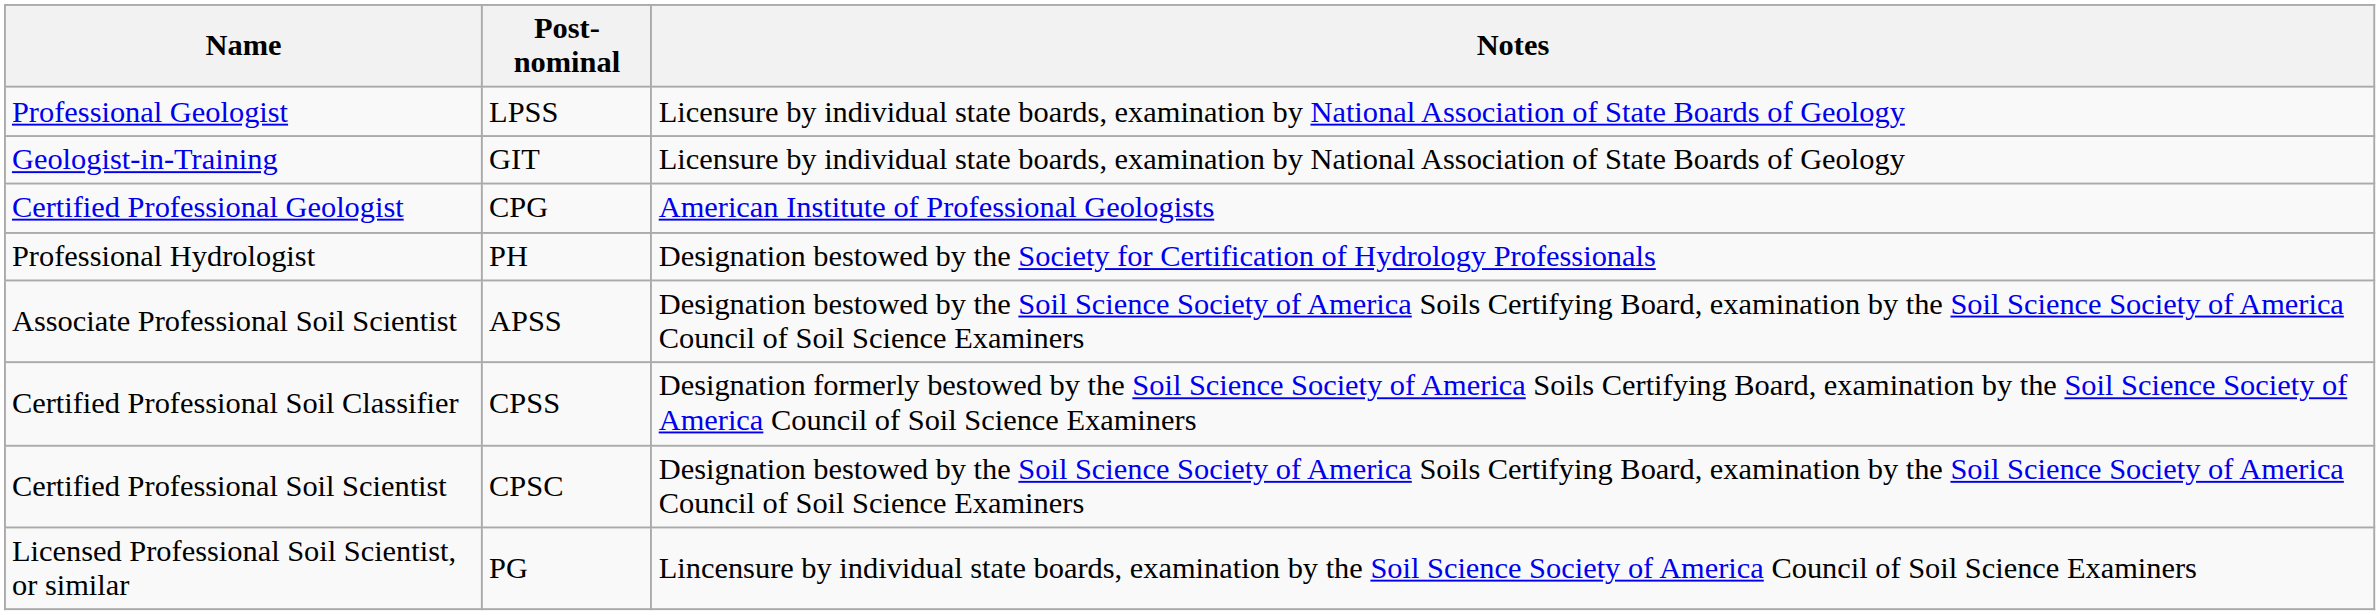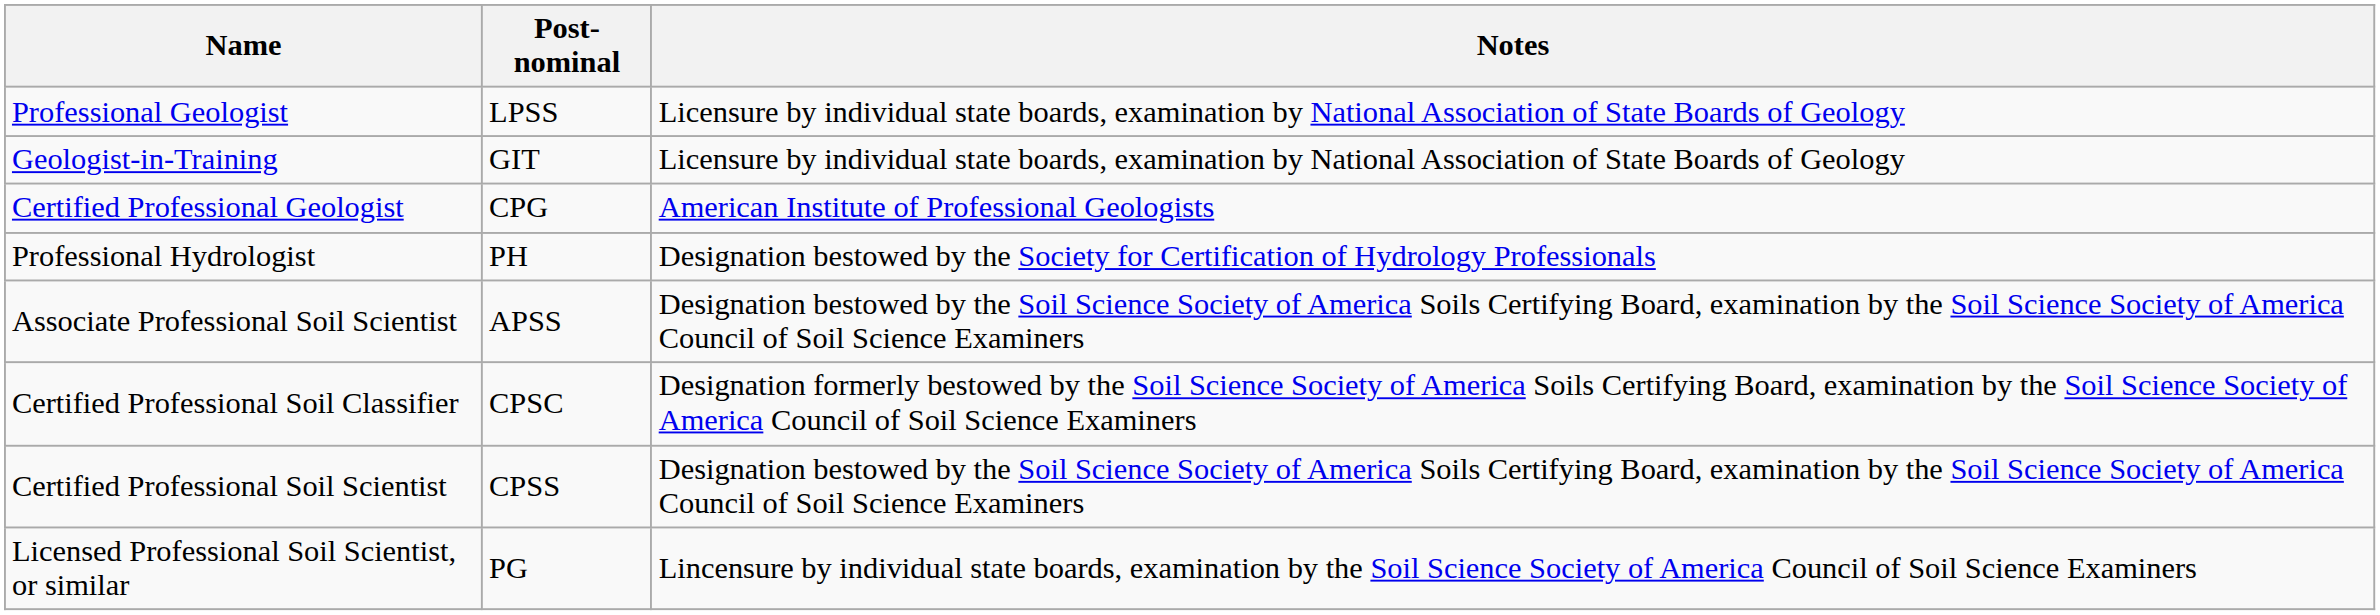(525, 403) CPSS -> (526, 403) CPSC
(526, 485) CPSC -> (525, 485) CPSS
